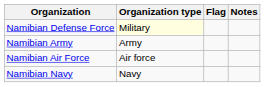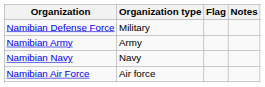(134, 27) lightyellow background -> (134, 27) no background
rows swapped: (48, 58) <-> (40, 74)
